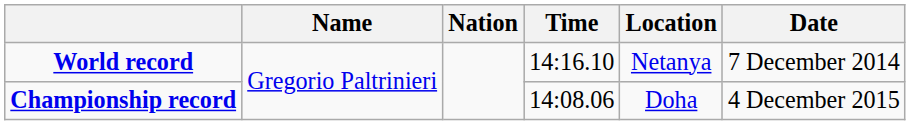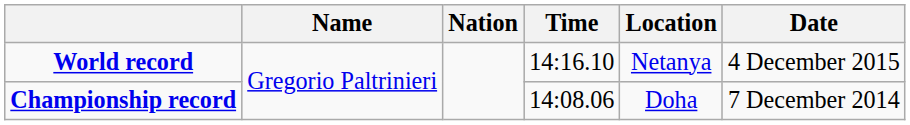(814, 61) 7 December 2014 -> (814, 61) 4 December 2015
(814, 100) 4 December 2015 -> (814, 100) 7 December 2014
